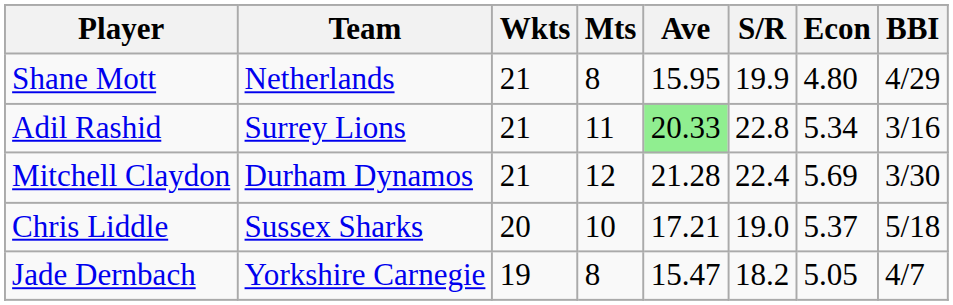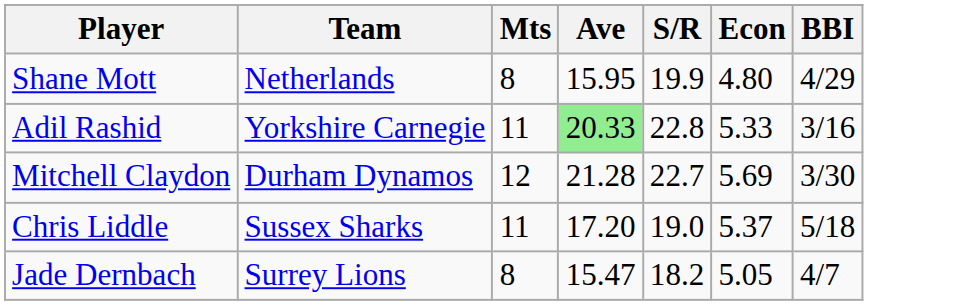- column: (535, 29)
(325, 127) Surrey Lions -> (365, 127) Yorkshire Carnegie
(831, 127) 5.34 -> (746, 127) 5.33
(762, 176) 22.4 -> (677, 176) 22.7
(600, 226) 10 -> (515, 226) 11
(686, 226) 17.21 -> (601, 226) 17.20
(365, 275) Yorkshire Carnegie -> (325, 275) Surrey Lions
